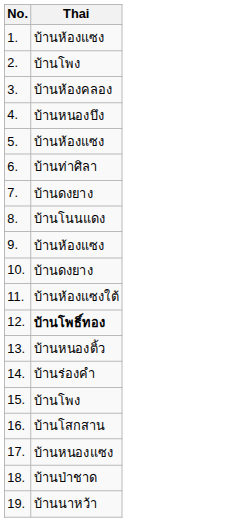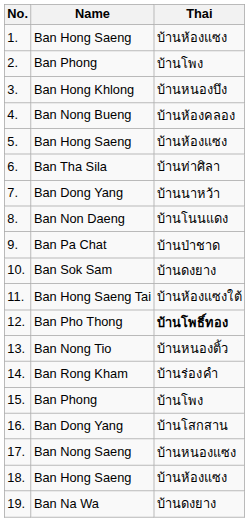+ column: (92, 14)
(73, 89) บ้านห้องคลอง -> (192, 89) บ้านหนองบึง
(69, 115) บ้านหนองบึง -> (196, 115) บ้านห้องคลอง
(63, 193) บ้านดงยาง -> (189, 193) บ้านนาหว้า
(69, 245) บ้านห้องแซง -> (189, 245) บ้านป่าชาด
(65, 478) บ้านป่าชาด -> (192, 478) บ้านห้องแซง
(65, 504) บ้านนาหว้า -> (187, 504) บ้านดงยาง
